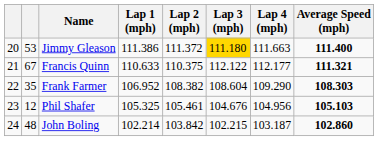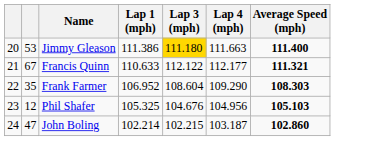- column: (184, 21)
(30, 125) 48 -> (30, 125) 47
